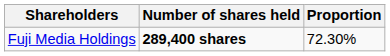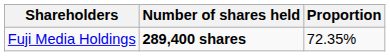(332, 39) 72.30% -> (332, 39) 72.35%
